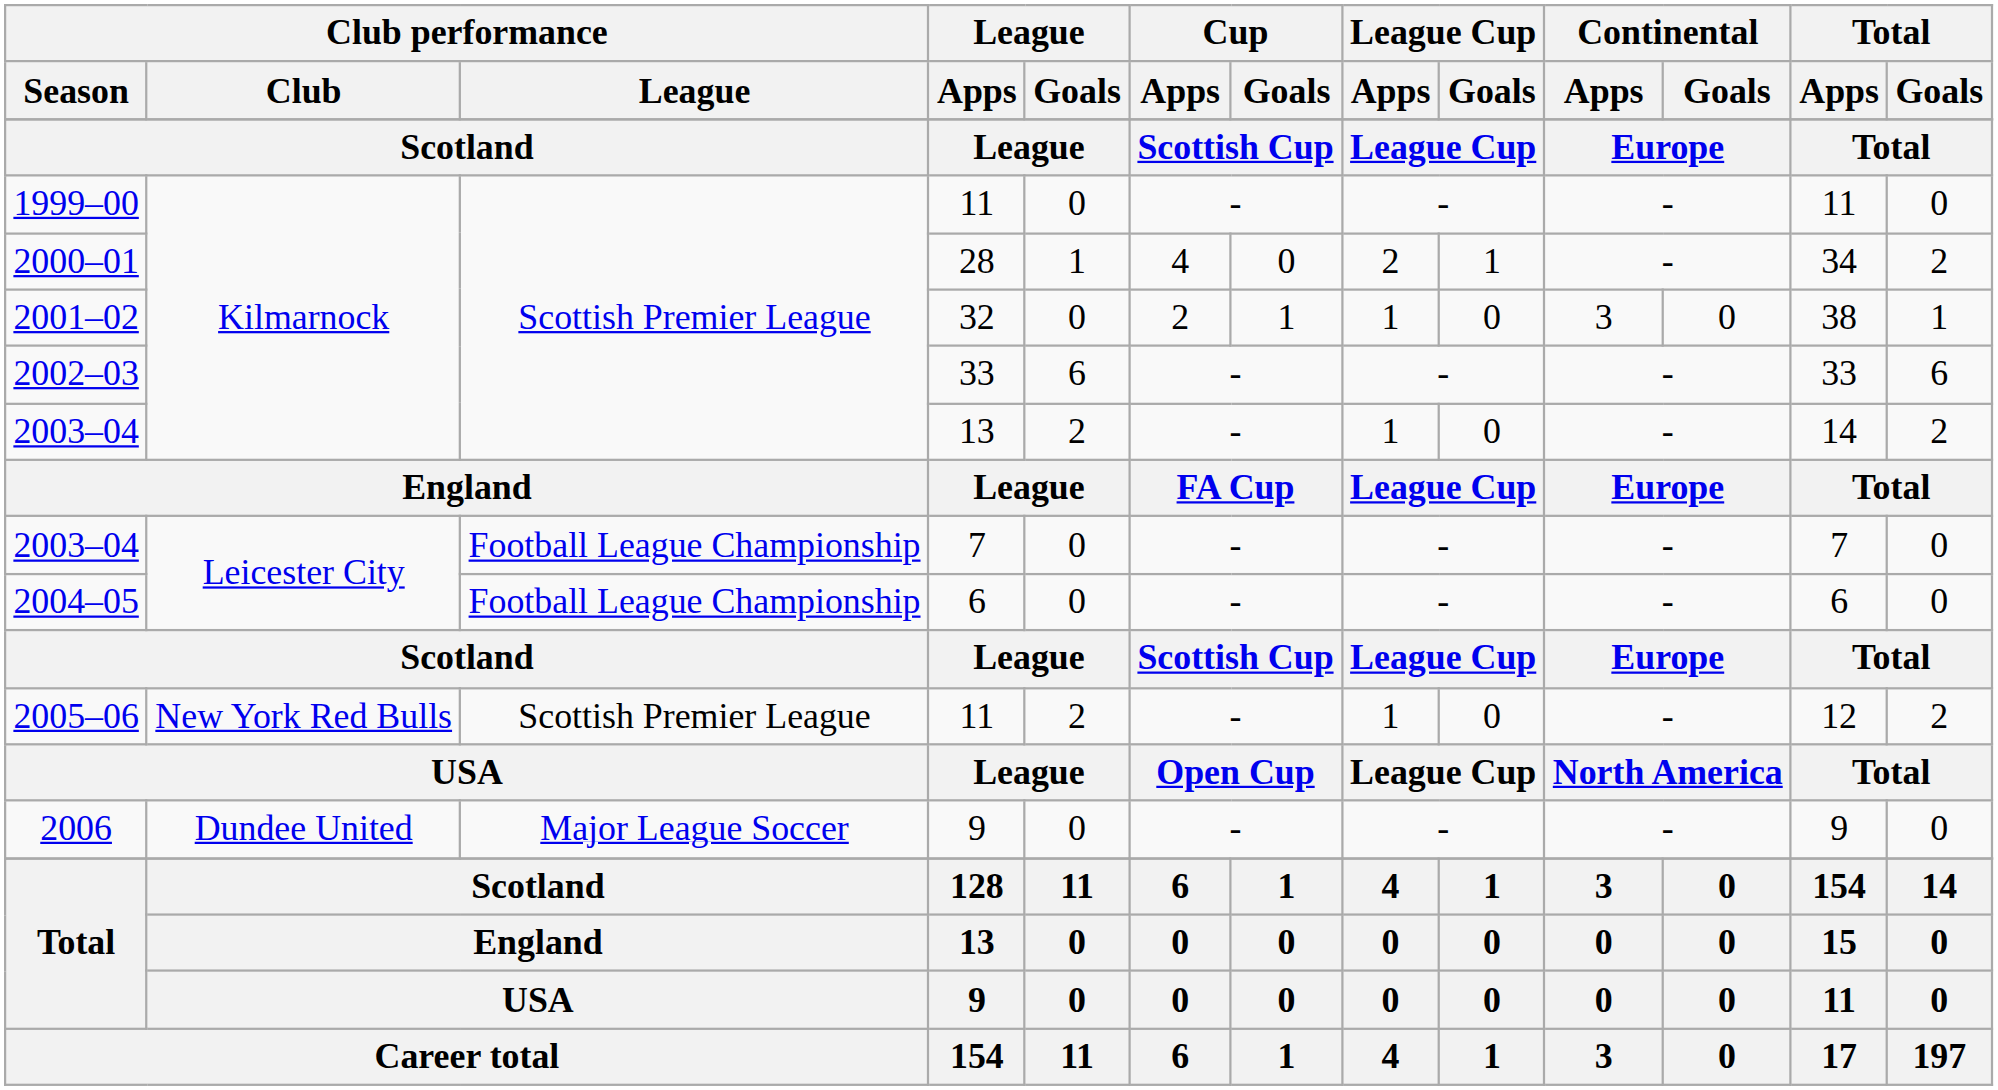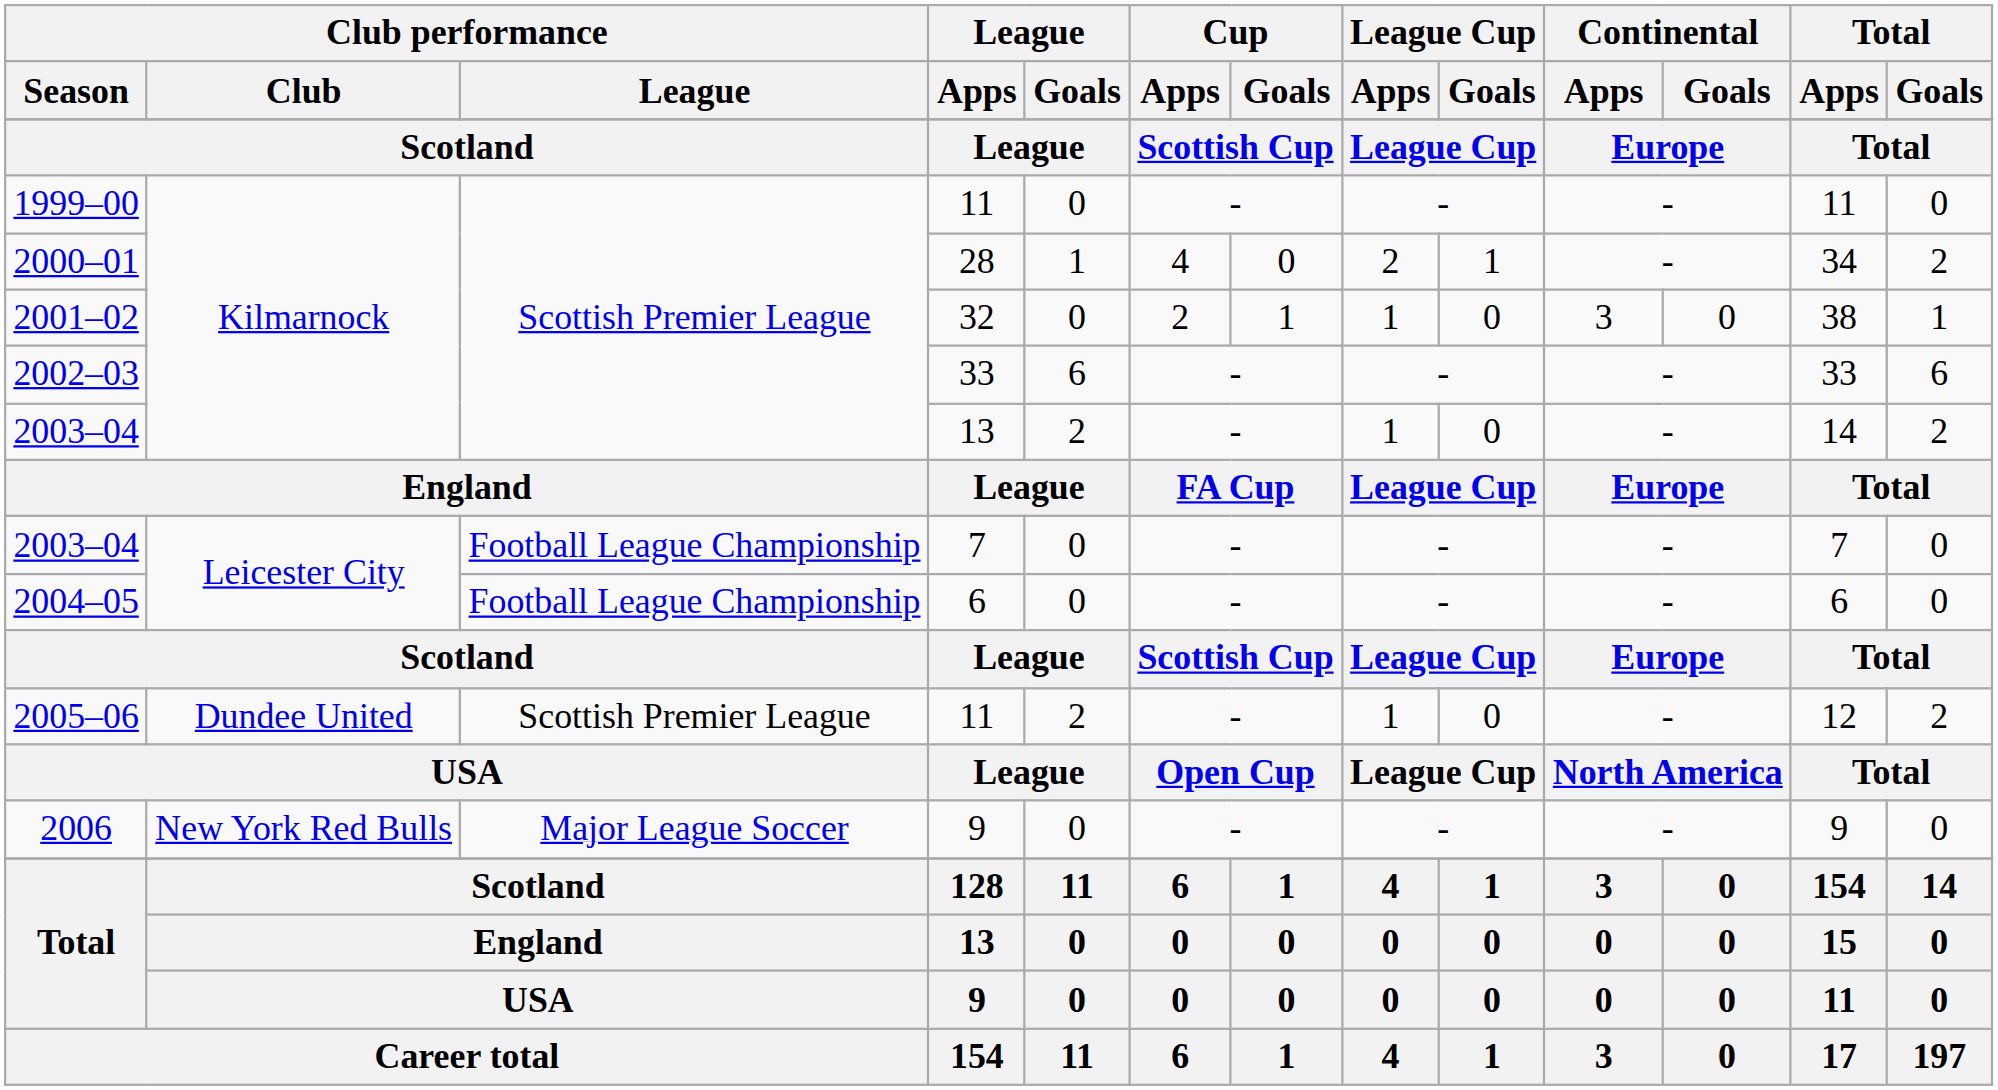(304, 715) New York Red Bulls -> (304, 715) Dundee United
(304, 828) Dundee United -> (304, 828) New York Red Bulls
